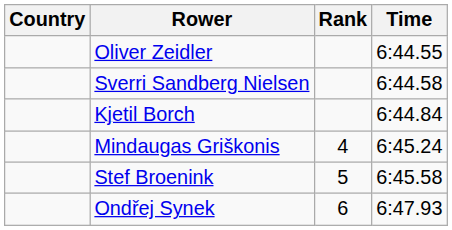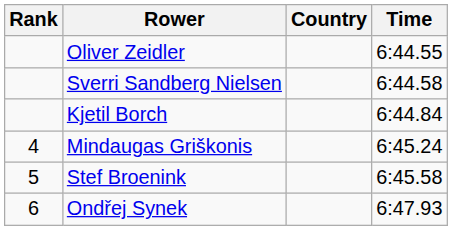columns swapped: (343, 20) <-> (47, 20)
